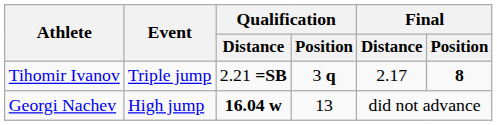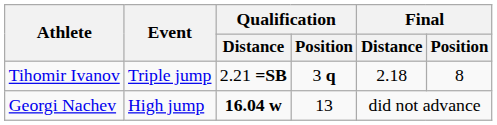(392, 76) 2.17 -> (392, 76) 2.18
(459, 76) bold -> (459, 76) normal
